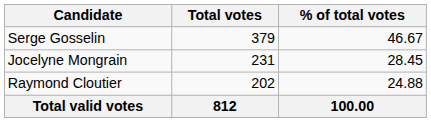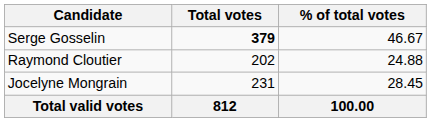(263, 38) normal -> (263, 38) bold
rows swapped: (67, 60) <-> (65, 83)
